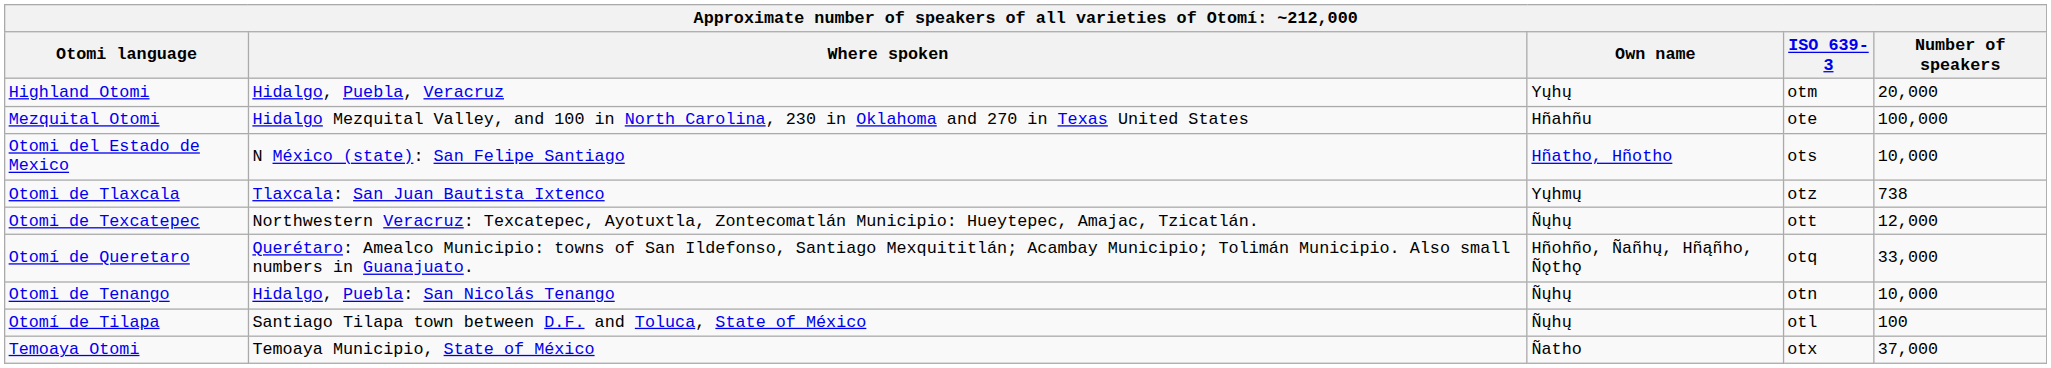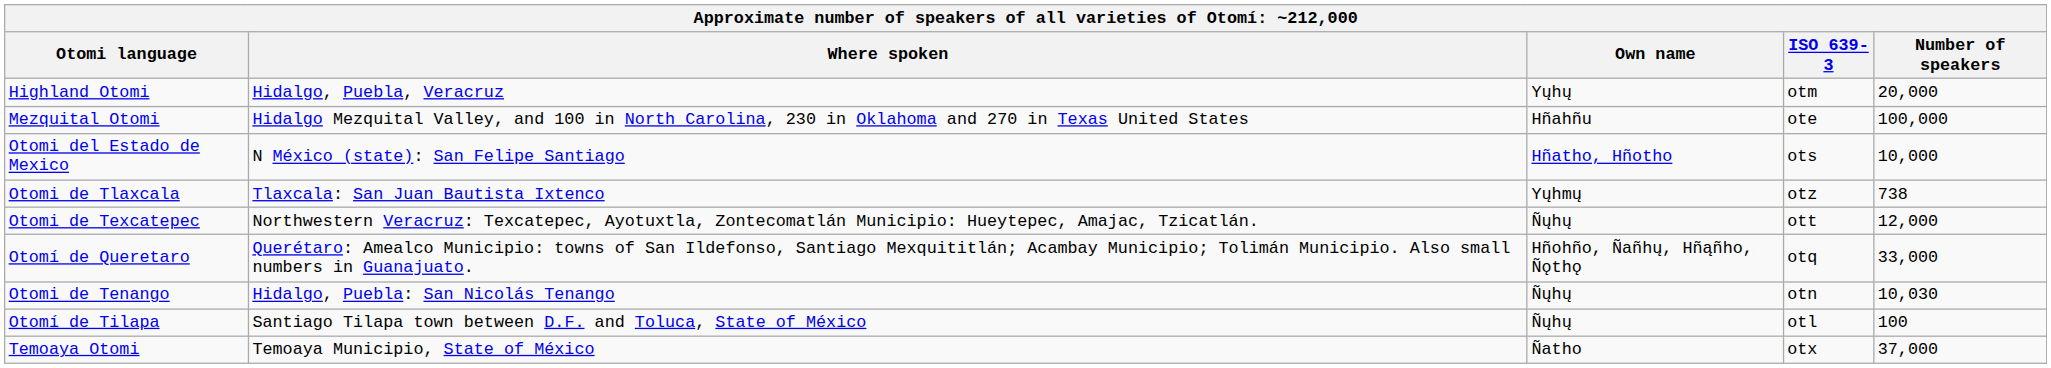(1908, 295) 10,000 -> (1908, 295) 10,030
